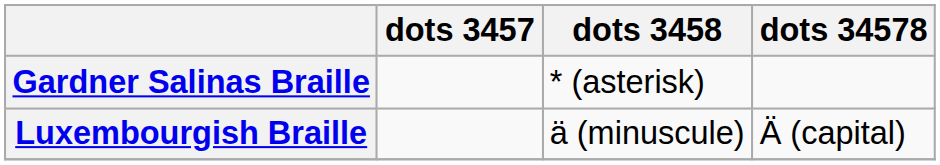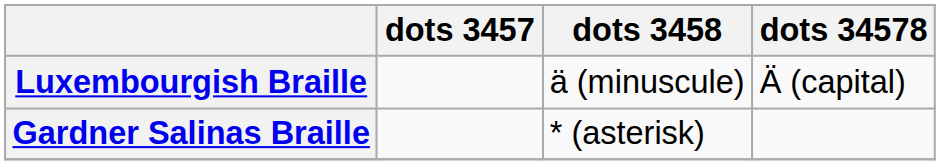rows swapped: (191, 81) <-> (191, 133)
